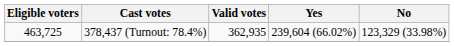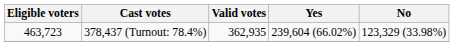(43, 32) 463,725 -> (43, 32) 463,723
